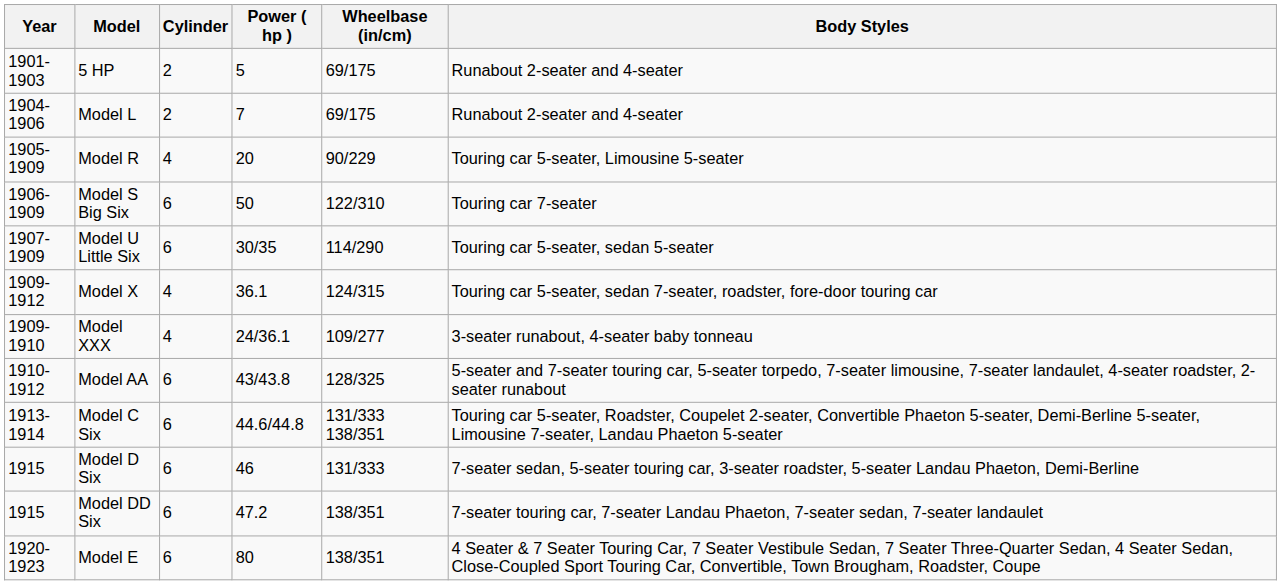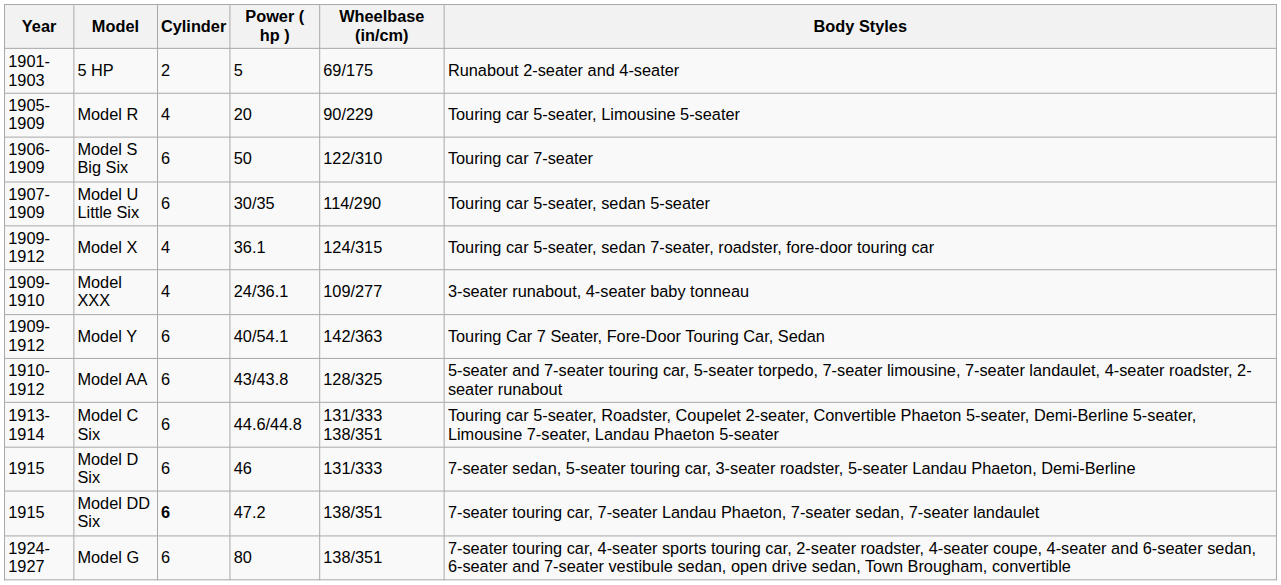- row: (107, 115)
+ row: (107, 336)
(167, 513) normal -> (166, 513) bold
- row: (108, 557)
+ row: (108, 557)
